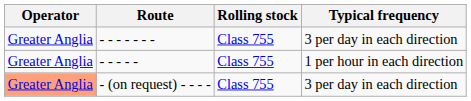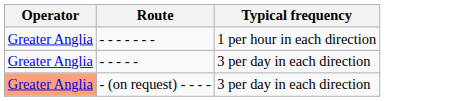- column: (258, 15)
(381, 38) 3 per day in each direction -> (297, 38) 1 per hour in each direction
(384, 61) 1 per hour in each direction -> (294, 61) 3 per day in each direction
